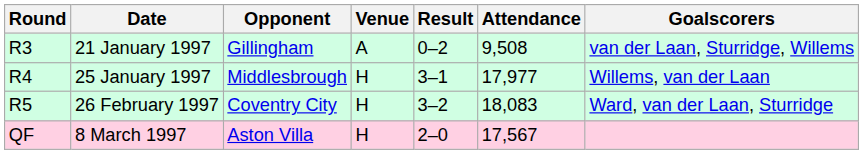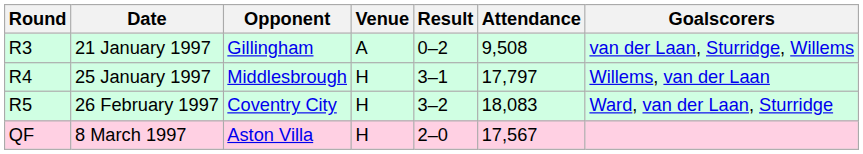(510, 76) 17,977 -> (510, 76) 17,797
